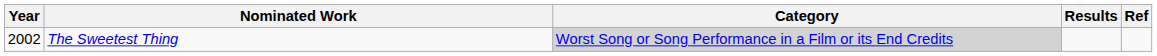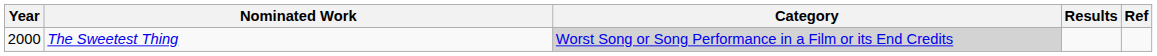(24, 39) 2002 -> (24, 39) 2000
